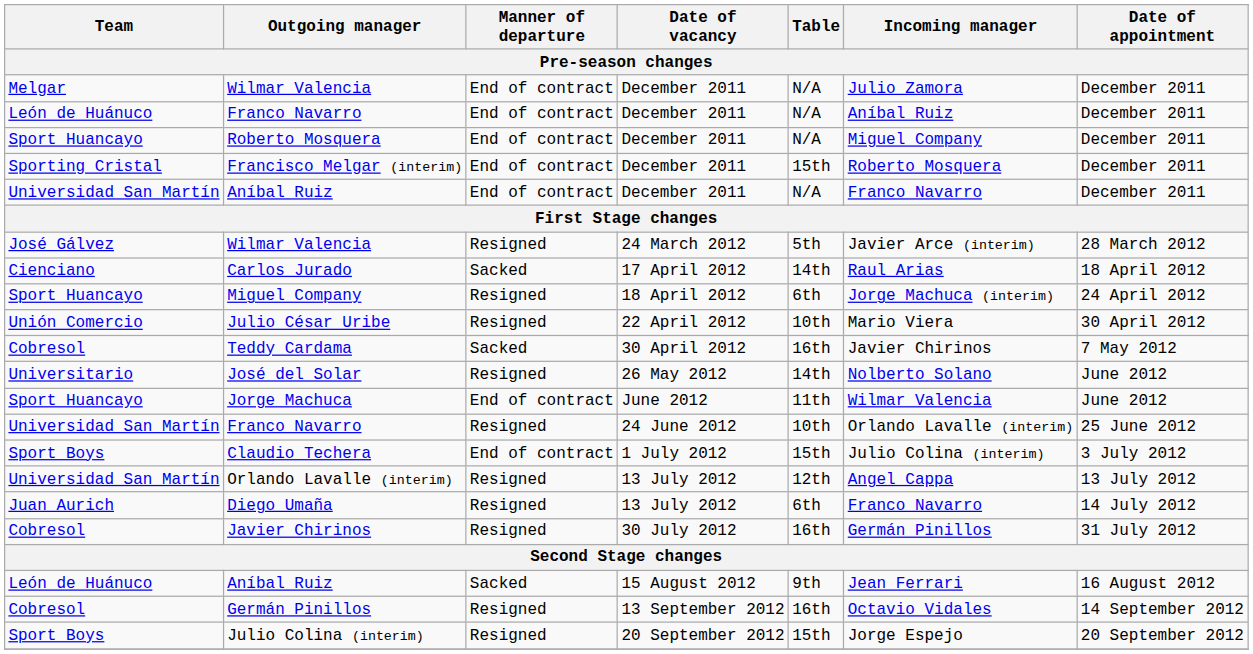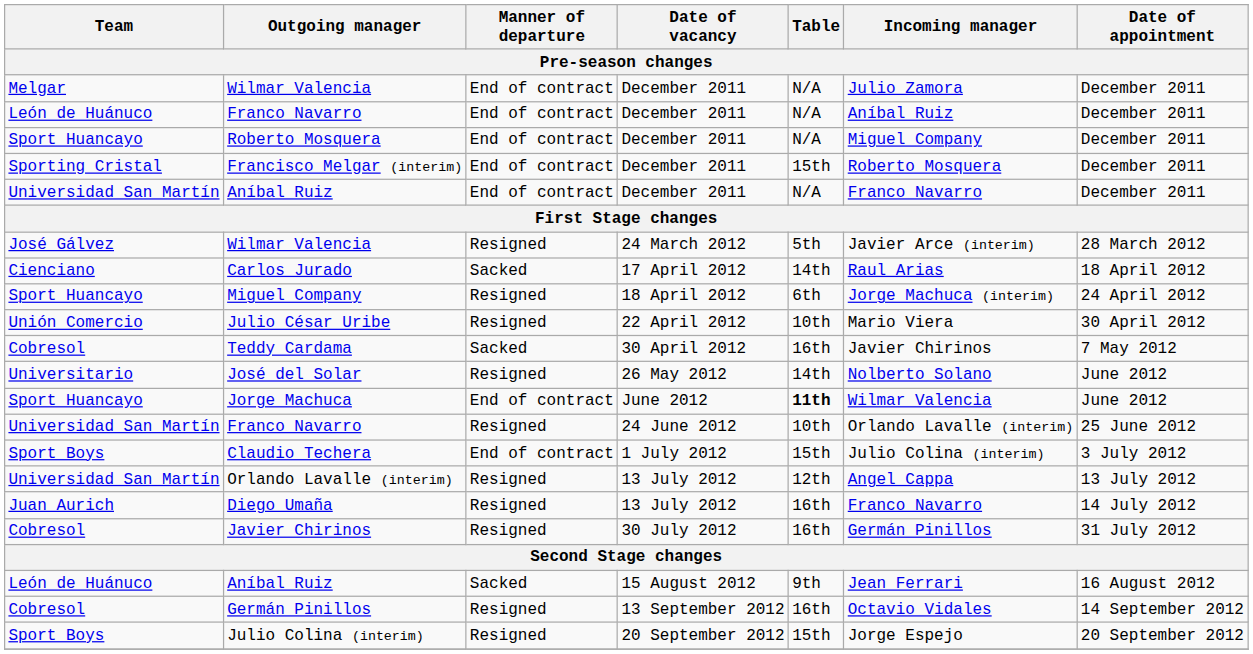(811, 401) normal -> (811, 401) bold
(807, 505) 6th -> (811, 505) 16th
